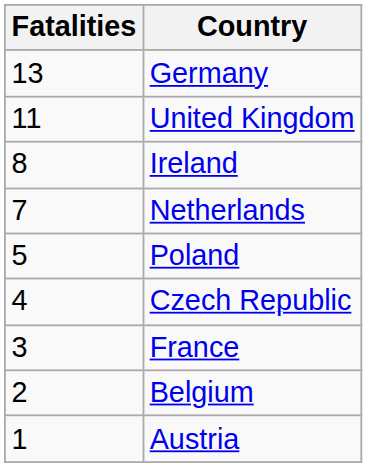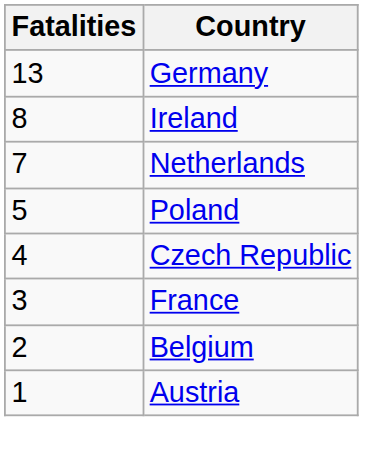- row: (252, 118)
